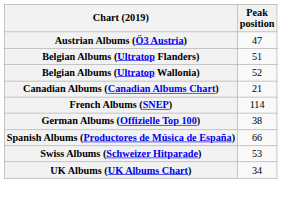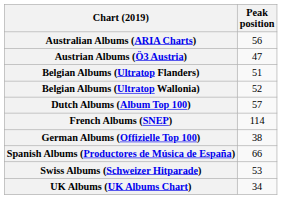+ row: (121, 40)
- row: (121, 89)
+ row: (121, 105)
